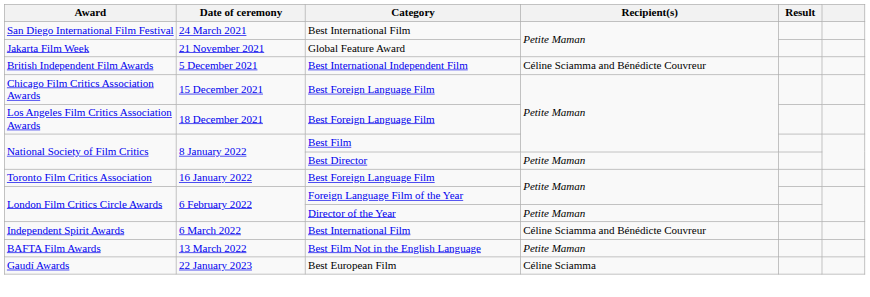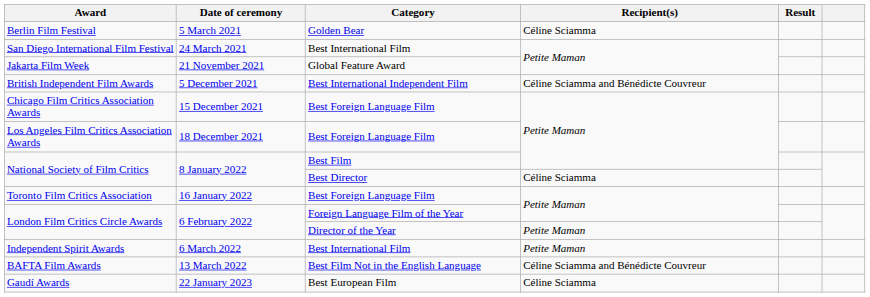+ row: (51, 30)
(554, 160) Petite Maman -> (559, 178) Céline Sciamma
(614, 230) Céline Sciamma and Bénédicte Couvreur -> (554, 248) Petite Maman
(554, 248) Petite Maman -> (614, 265) Céline Sciamma and Bénédicte Couvreur
